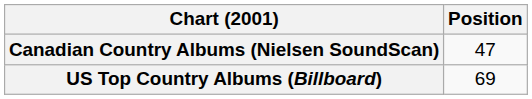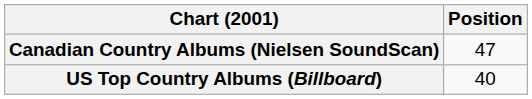(485, 79) 69 -> (485, 79) 40
